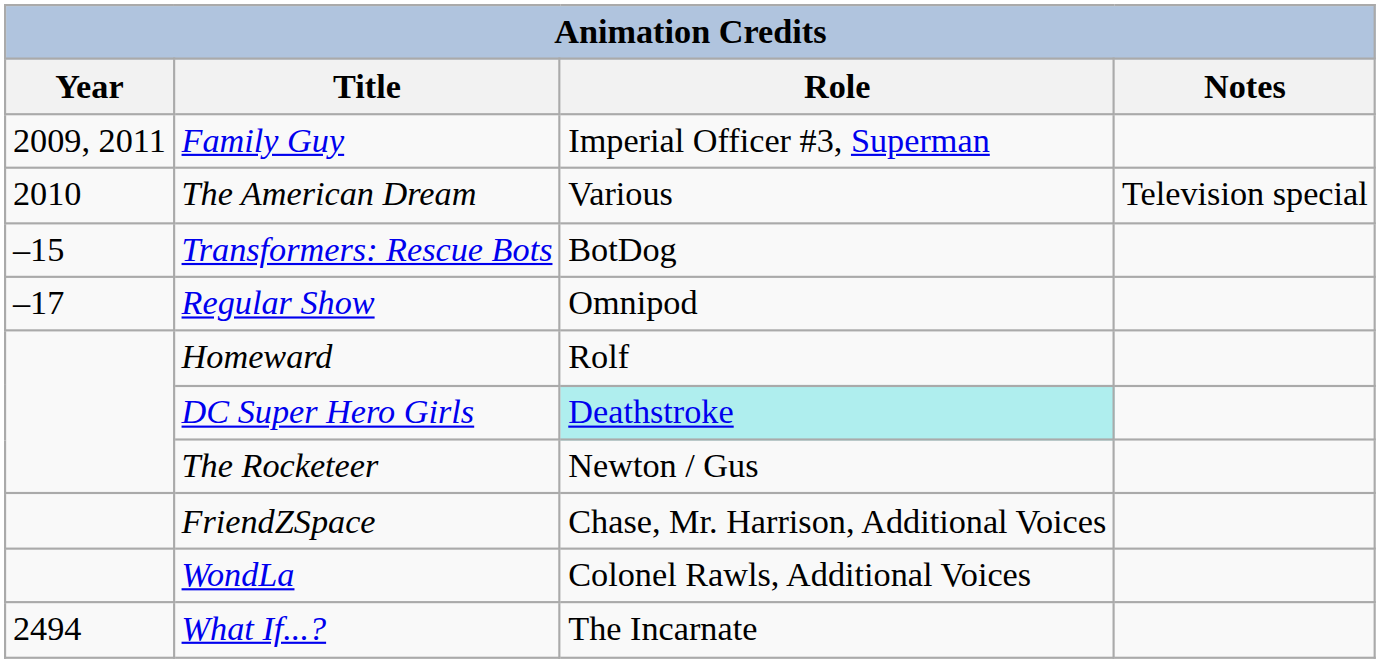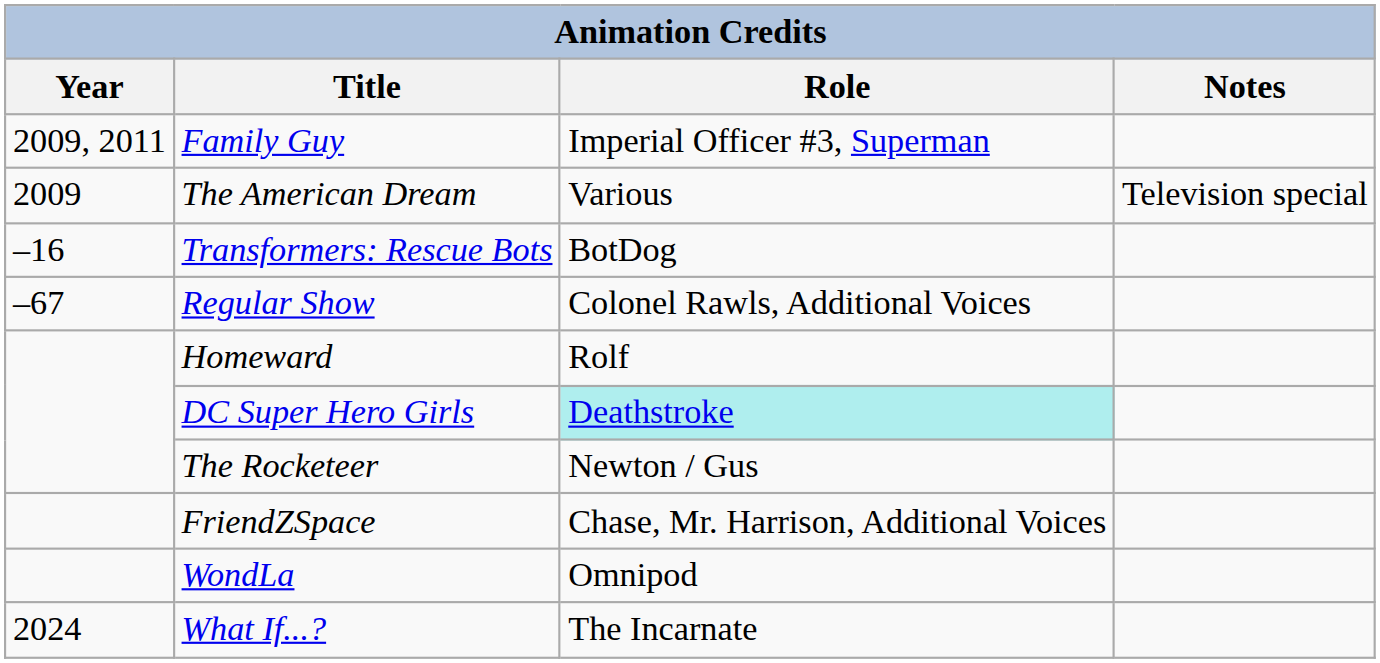(47, 194) 2010 -> (47, 194) 2009
(39, 248) –15 -> (39, 248) –16
(39, 303) –17 -> (39, 303) –67
(633, 303) Omnipod -> (800, 303) Colonel Rawls, Additional Voices
(800, 574) Colonel Rawls, Additional Voices -> (633, 574) Omnipod
(47, 628) 2494 -> (47, 628) 2024
